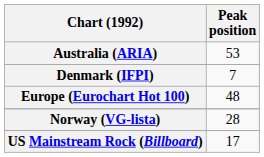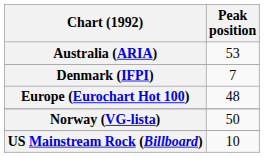(233, 119) 28 -> (233, 119) 50
(233, 141) 17 -> (233, 141) 10
